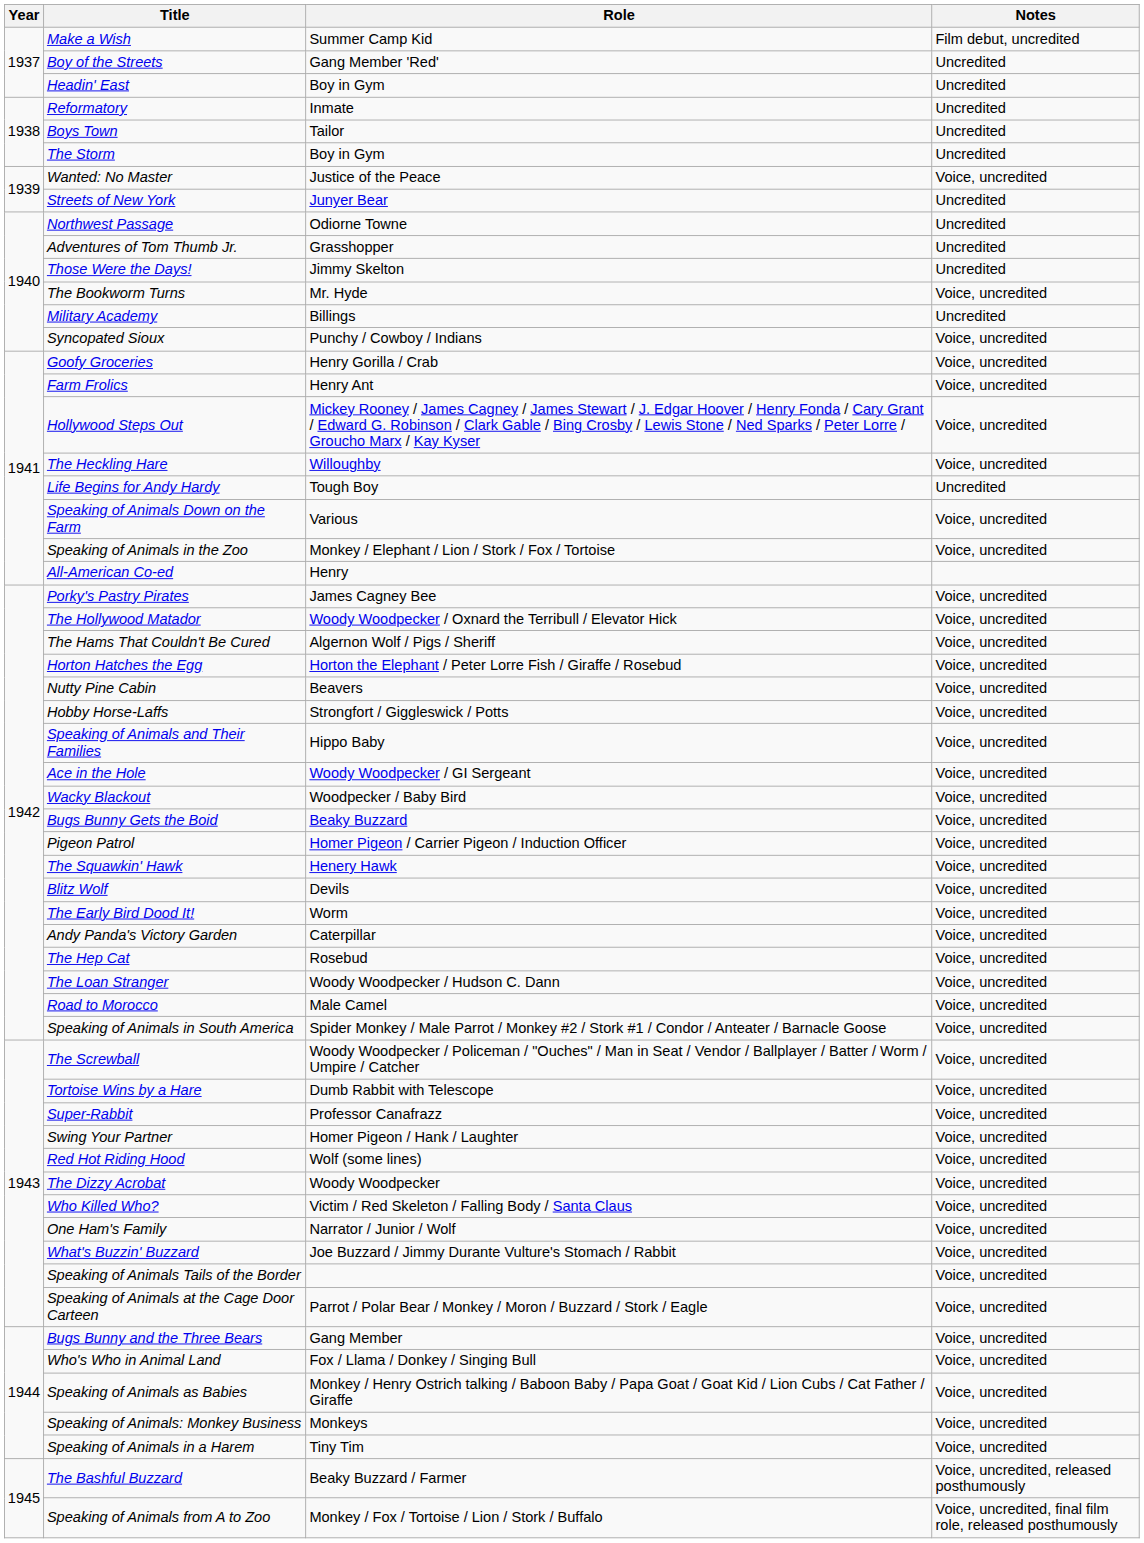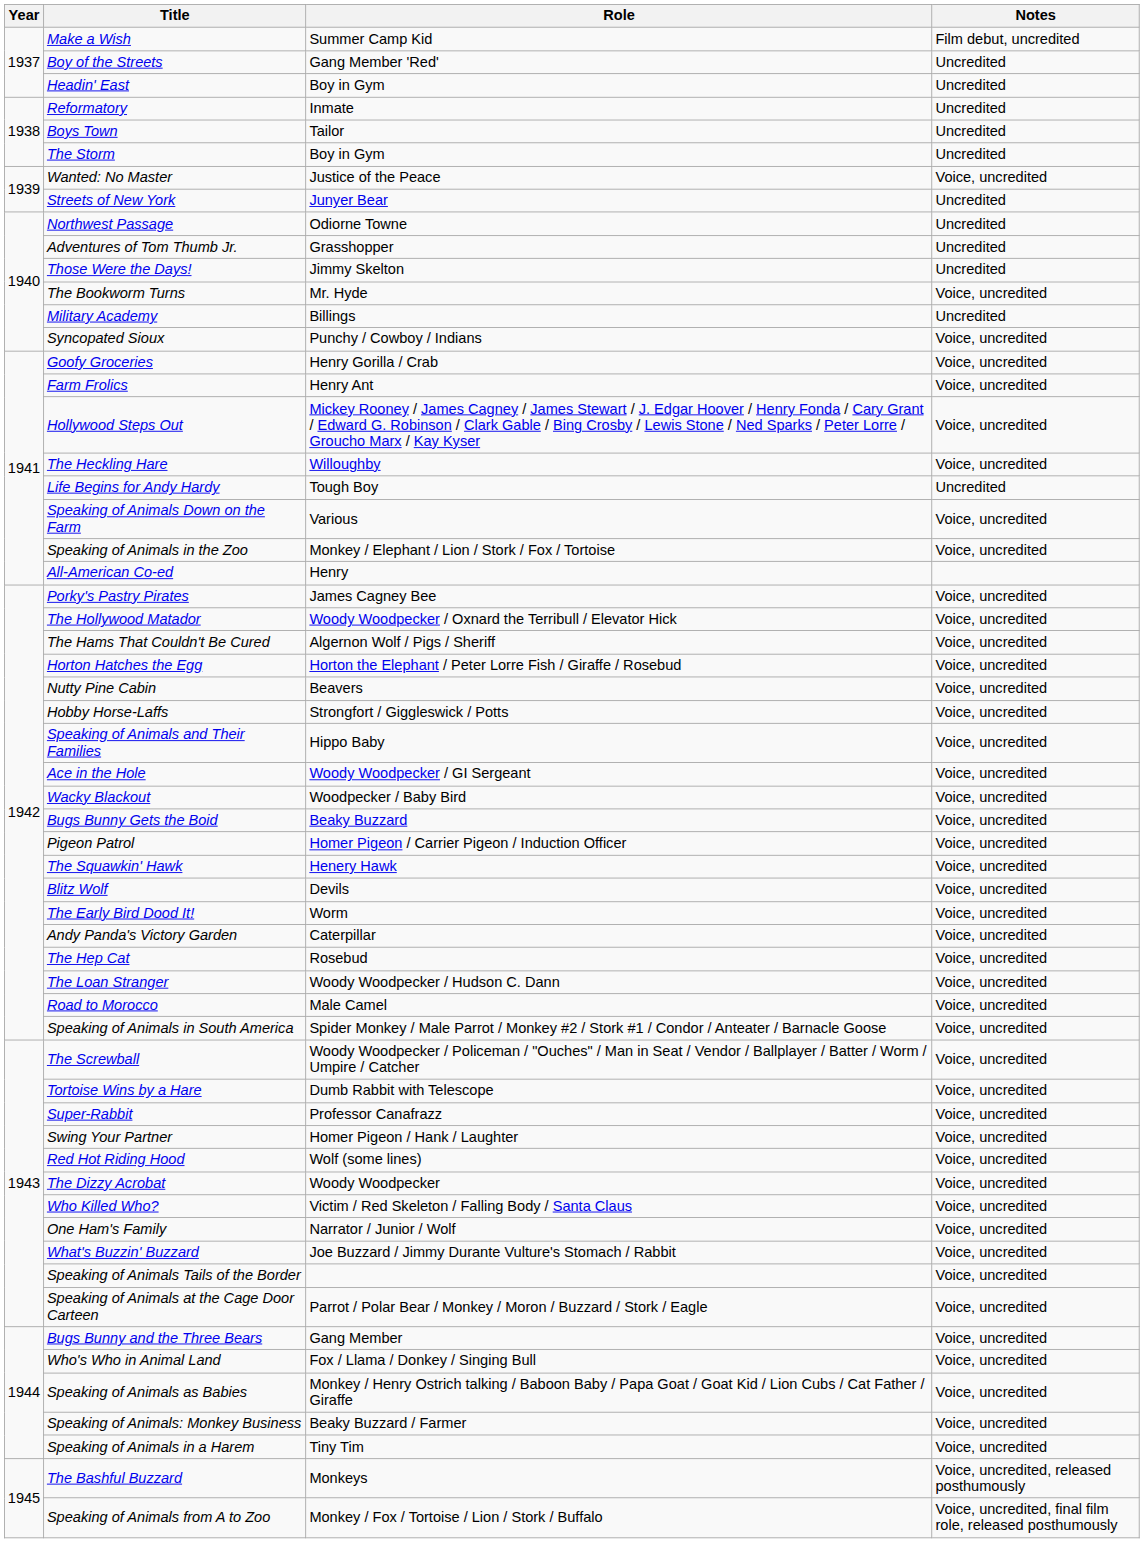(339, 1423) Monkeys -> (388, 1423) Beaky Buzzard / Farmer
(388, 1478) Beaky Buzzard / Farmer -> (339, 1478) Monkeys
